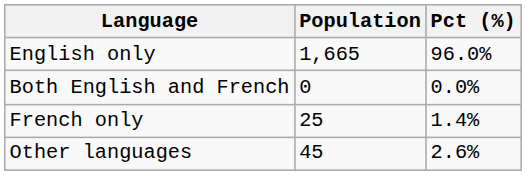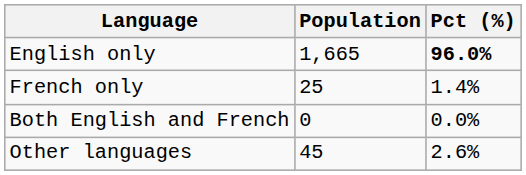(461, 54) normal -> (461, 54) bold
rows swapped: (77, 120) <-> (150, 87)
